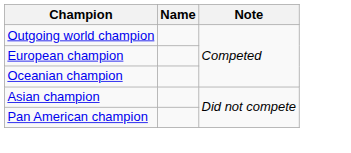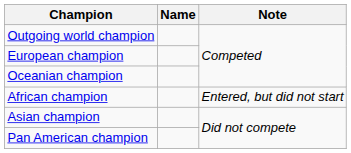+ row: (57, 96)
